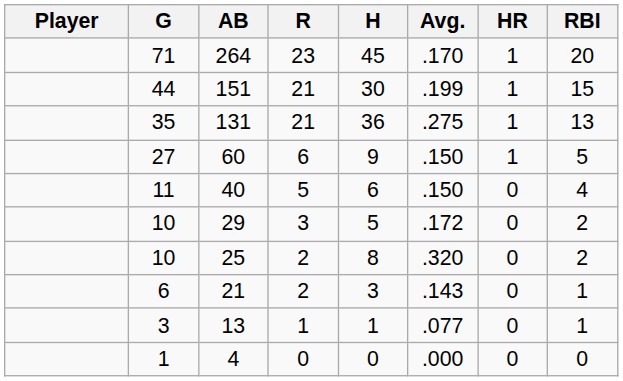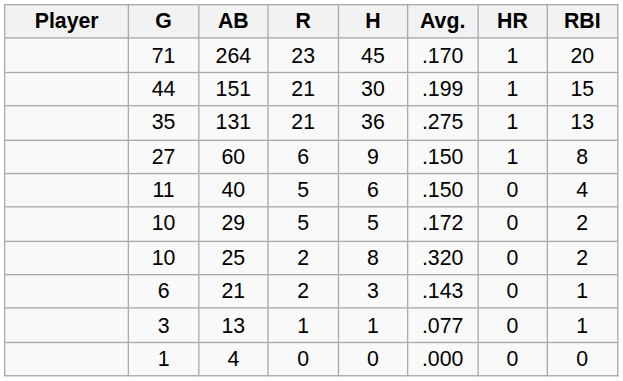(582, 156) 5 -> (582, 156) 8
(303, 223) 3 -> (303, 223) 5
